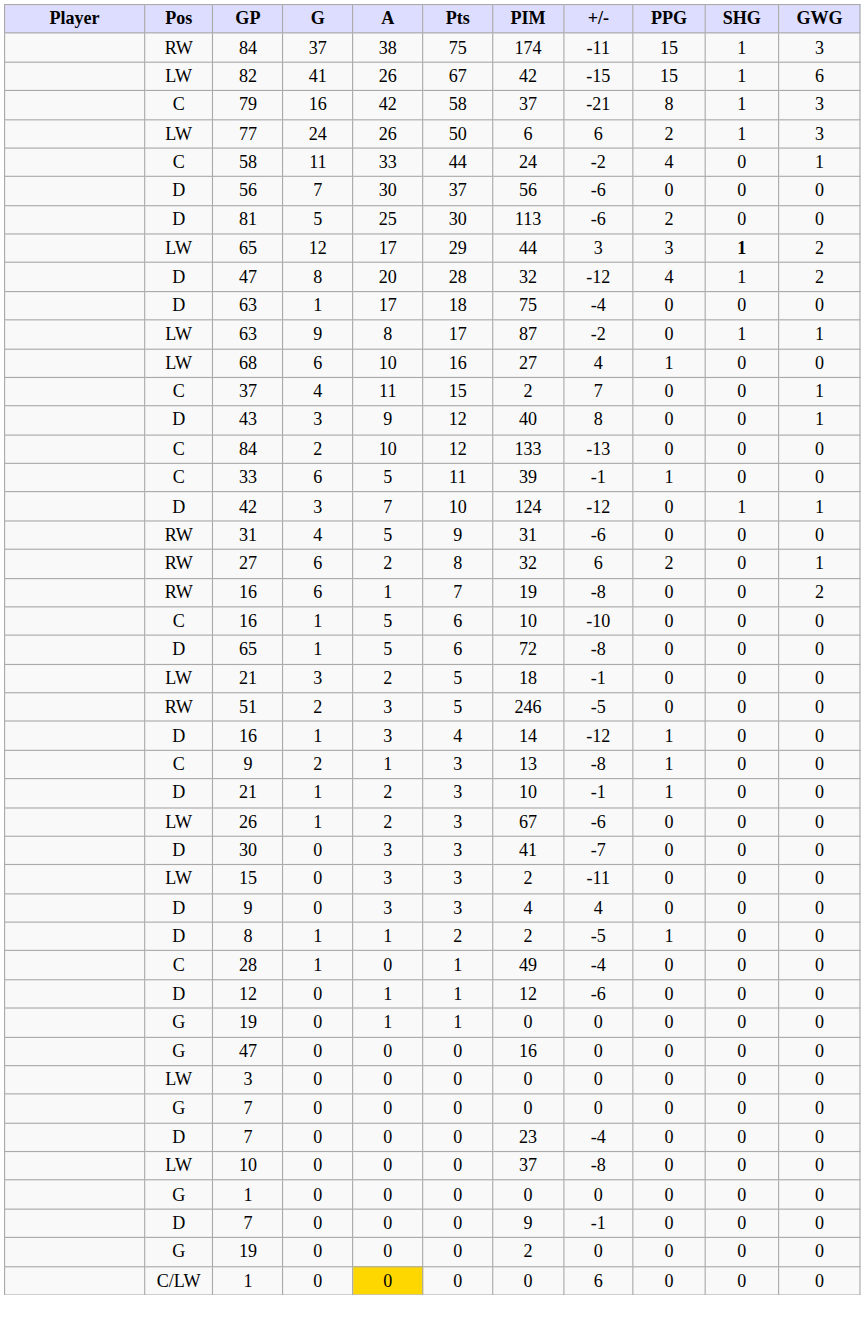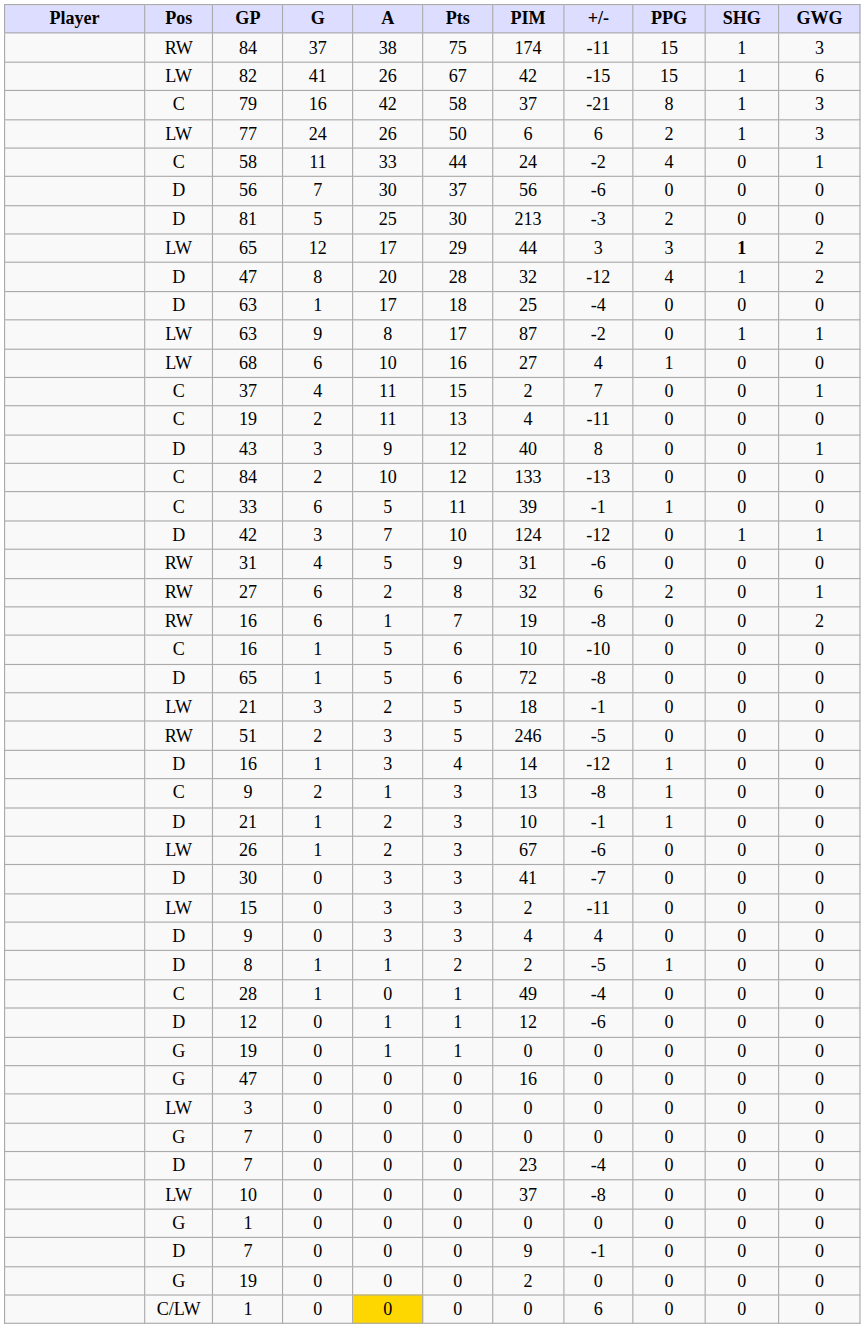(528, 219) 113 -> (528, 219) 213
(598, 219) -6 -> (598, 219) -3
(528, 305) 75 -> (528, 305) 25
+ row: (179, 420)
